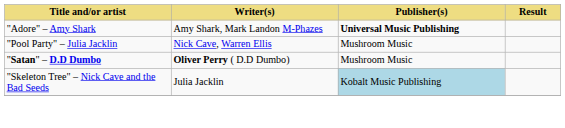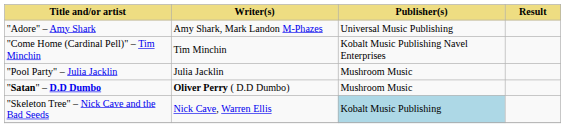(400, 28) bold -> (397, 28) normal
+ row: (81, 50)
(223, 44) Nick Cave, Warren Ellis -> (199, 71) Julia Jacklin
(199, 82) Julia Jacklin -> (223, 109) Nick Cave, Warren Ellis
